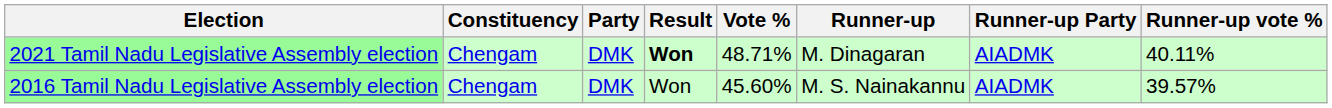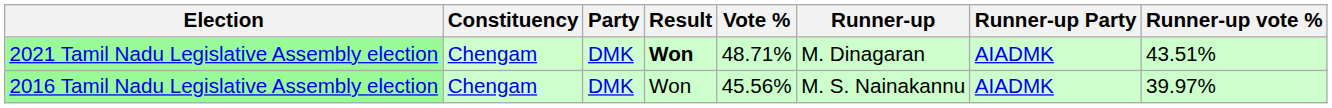(1180, 53) 40.11% -> (1181, 53) 43.51%
(757, 86) 45.60% -> (757, 86) 45.56%
(1181, 86) 39.57% -> (1181, 86) 39.97%
